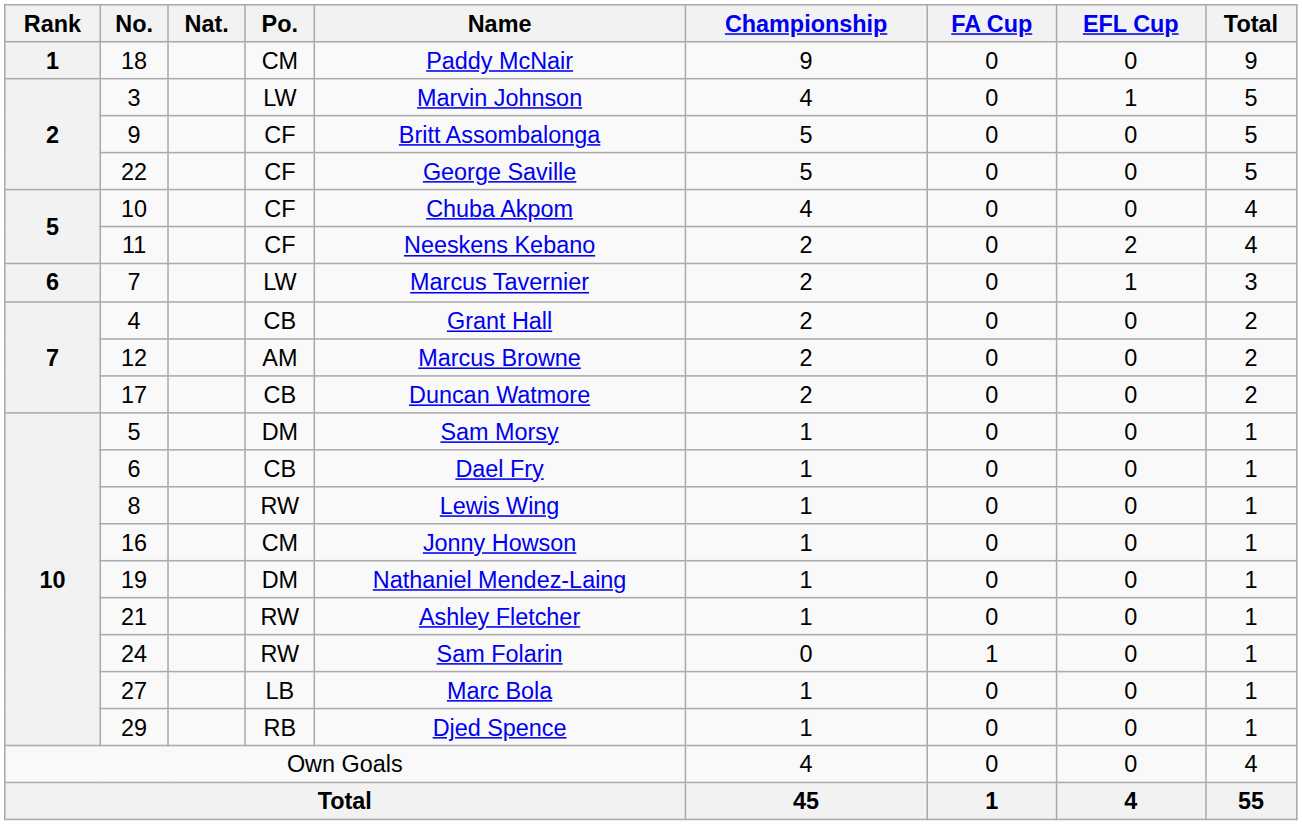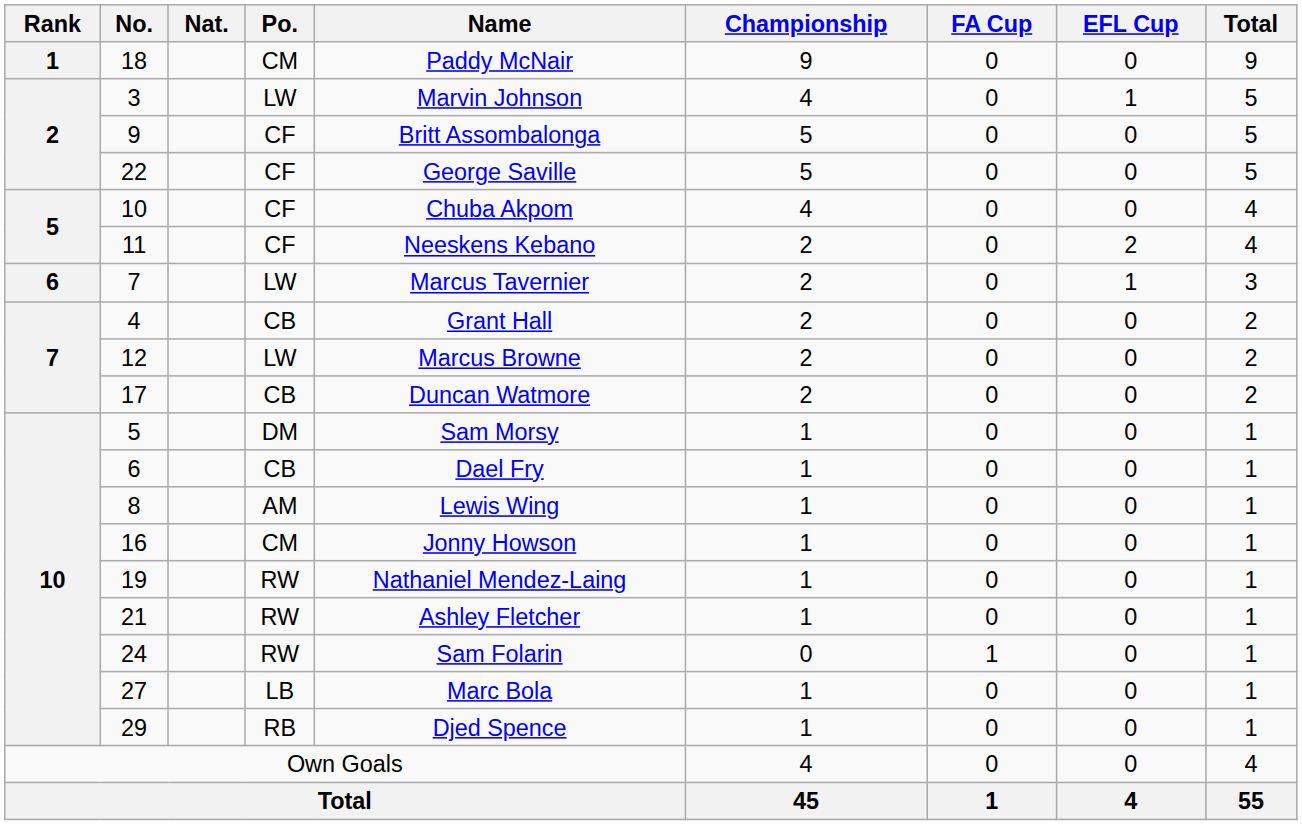(280, 357) AM -> (280, 357) LW
(280, 505) RW -> (280, 505) AM
(280, 579) DM -> (280, 579) RW
